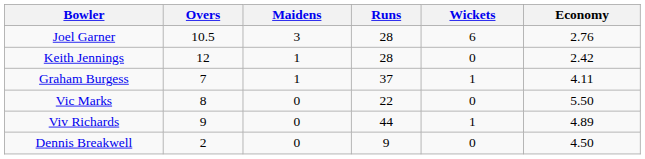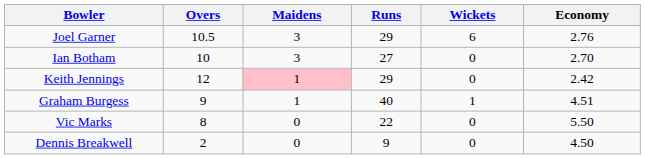(386, 36) 28 -> (386, 36) 29
+ row: (84, 57)
(297, 57) no background -> (297, 79) pink background
(386, 57) 28 -> (386, 79) 29
(203, 79) 7 -> (203, 100) 9
(386, 79) 37 -> (386, 100) 40
(582, 79) 4.11 -> (582, 100) 4.51
- row: (84, 121)
